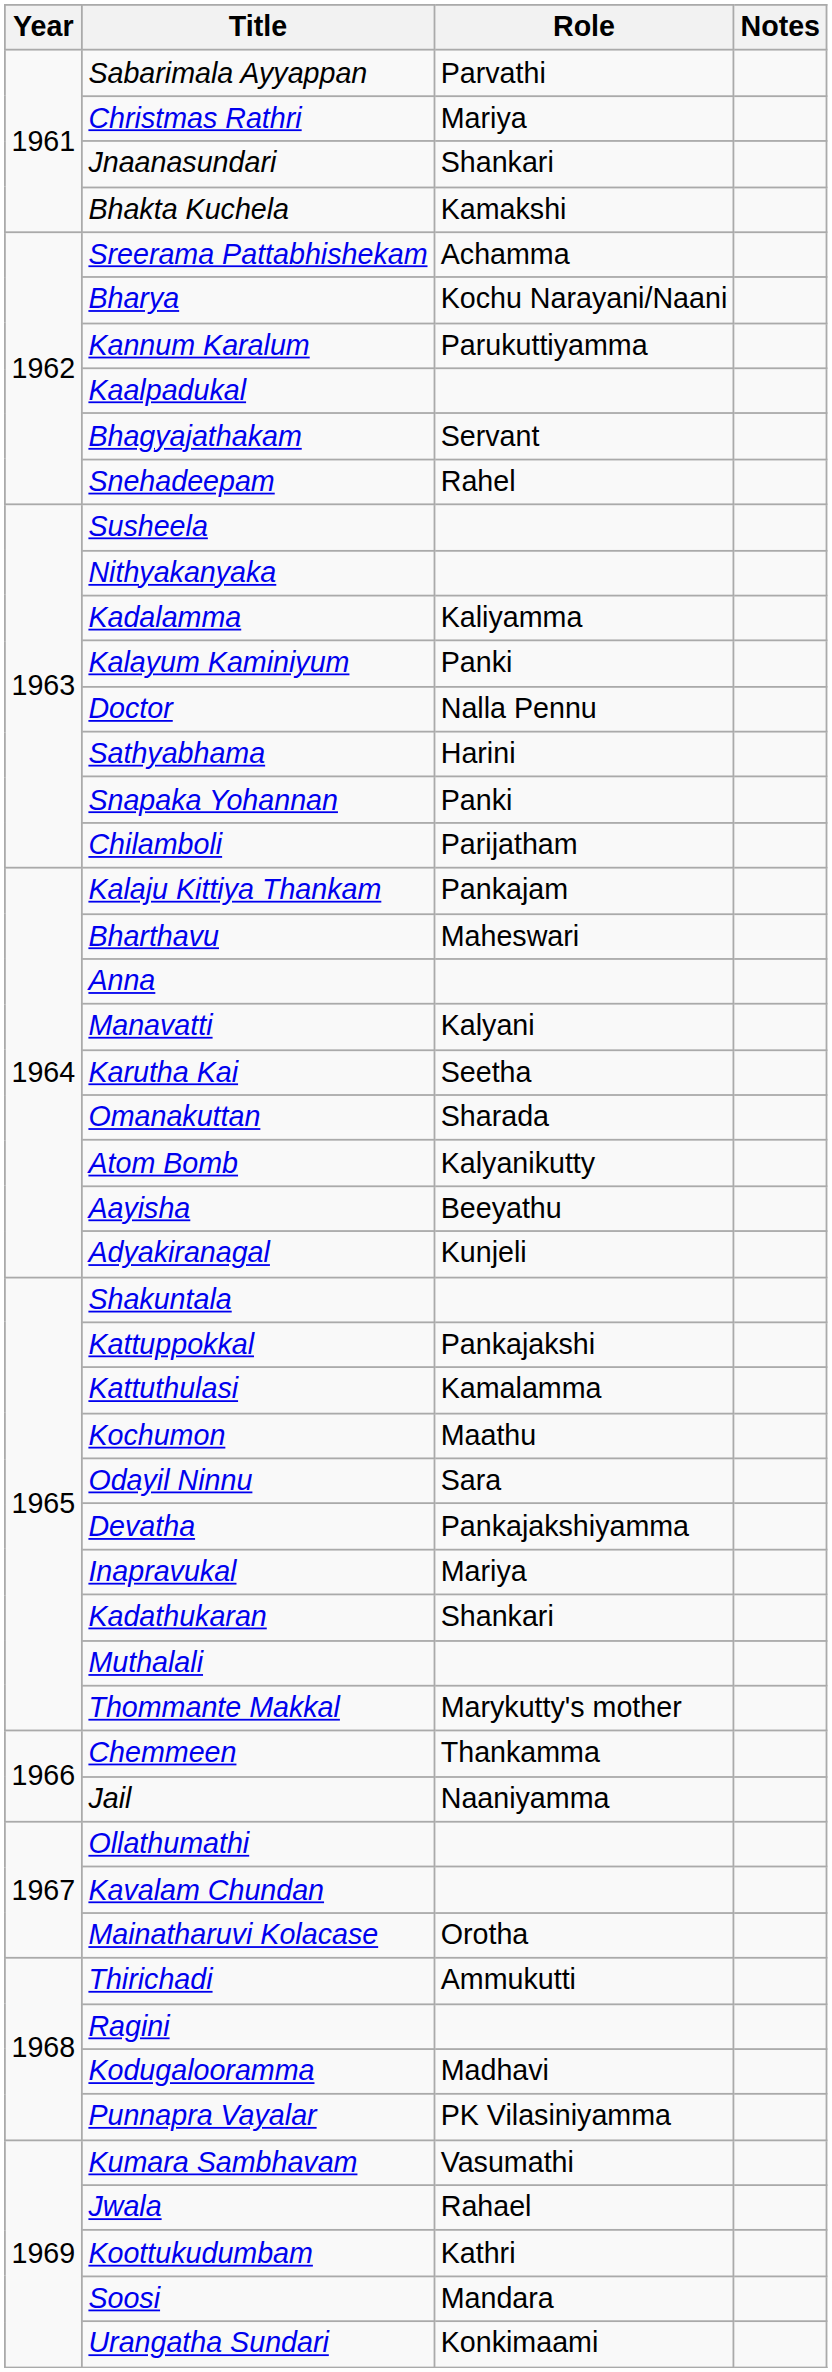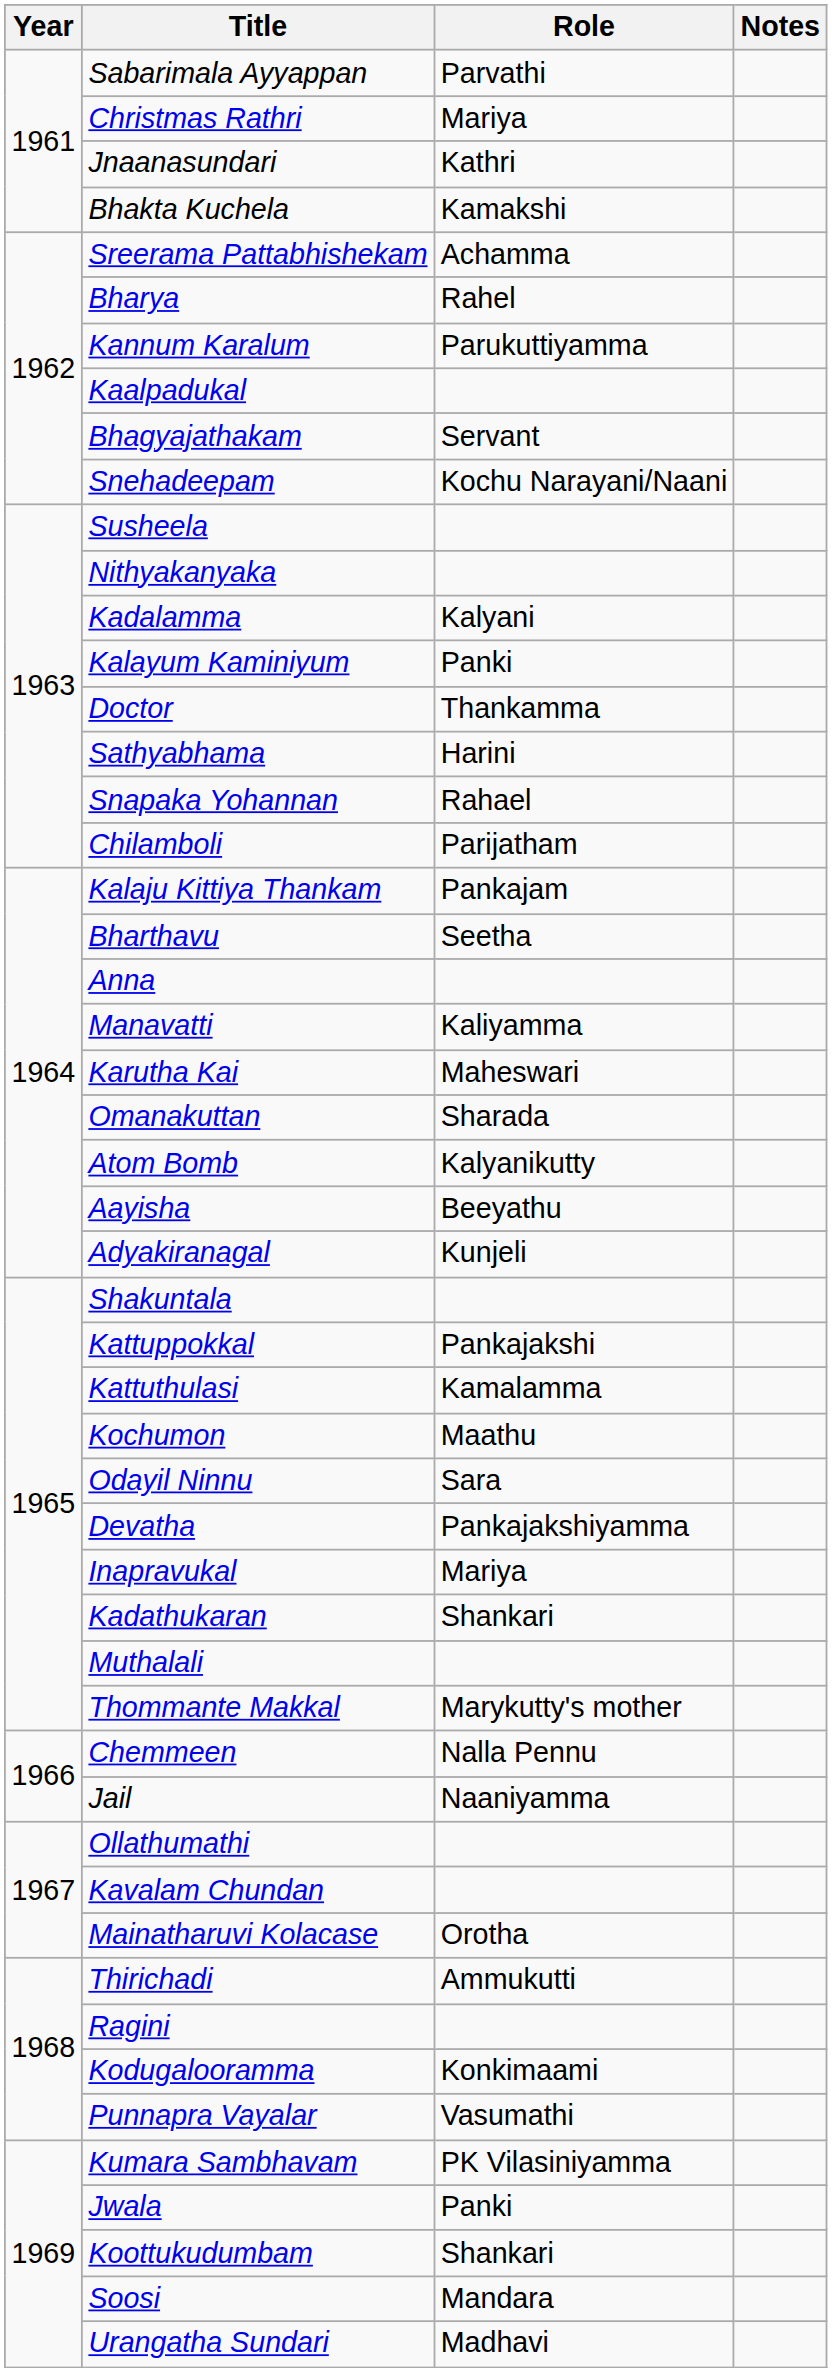(497, 163) Shankari -> (478, 163) Kathri
(584, 299) Kochu Narayani/Naani -> (478, 299) Rahel
(478, 481) Rahel -> (584, 481) Kochu Narayani/Naani
(512, 617) Kaliyamma -> (488, 617) Kalyani
(519, 708) Nalla Pennu -> (520, 708) Thankamma
(477, 799) Panki -> (486, 799) Rahael
(510, 935) Maheswari -> (486, 935) Seetha
(488, 1026) Kalyani -> (512, 1026) Kaliyamma
(486, 1071) Seetha -> (510, 1071) Maheswari
(520, 1753) Thankamma -> (519, 1753) Nalla Pennu
(495, 2071) Madhavi -> (519, 2071) Konkimaami
(556, 2116) PK Vilasiniyamma -> (507, 2116) Vasumathi
(507, 2162) Vasumathi -> (556, 2162) PK Vilasiniyamma
(486, 2207) Rahael -> (477, 2207) Panki
(478, 2252) Kathri -> (497, 2252) Shankari
(519, 2343) Konkimaami -> (495, 2343) Madhavi
